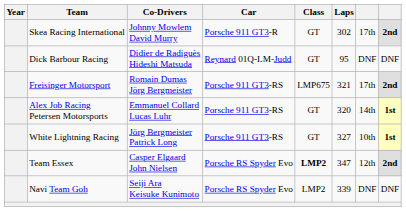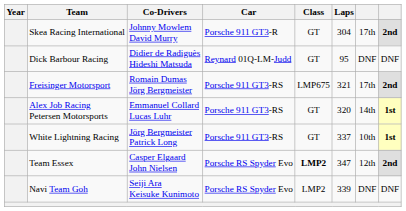(344, 33) 302 -> (344, 33) 304
(344, 137) 327 -> (344, 137) 337
